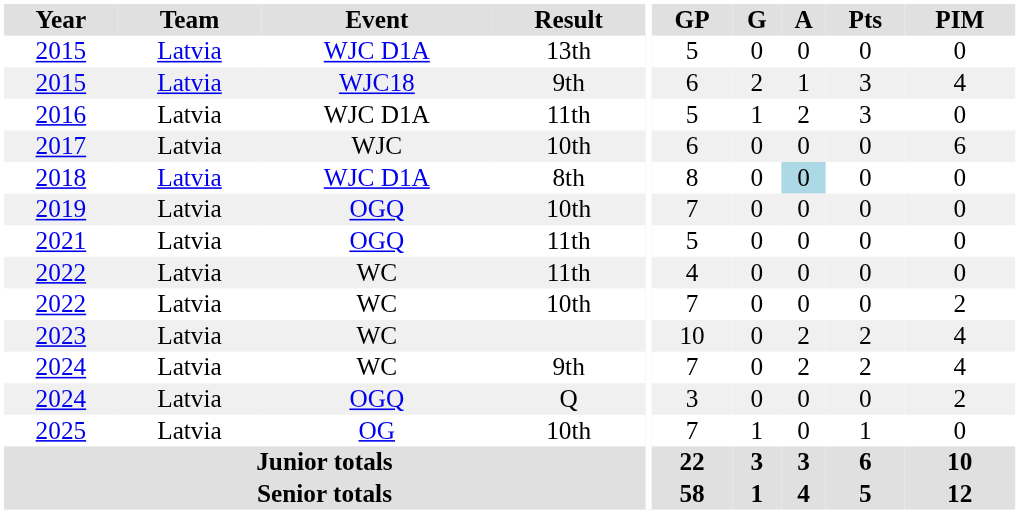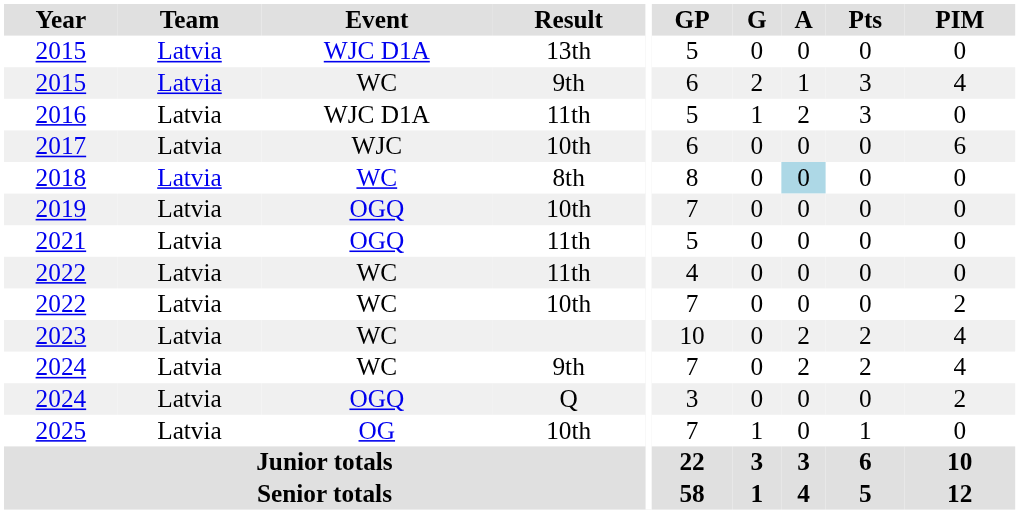(377, 82) WJC18 -> (377, 82) WC
(377, 177) WJC D1A -> (377, 177) WC
